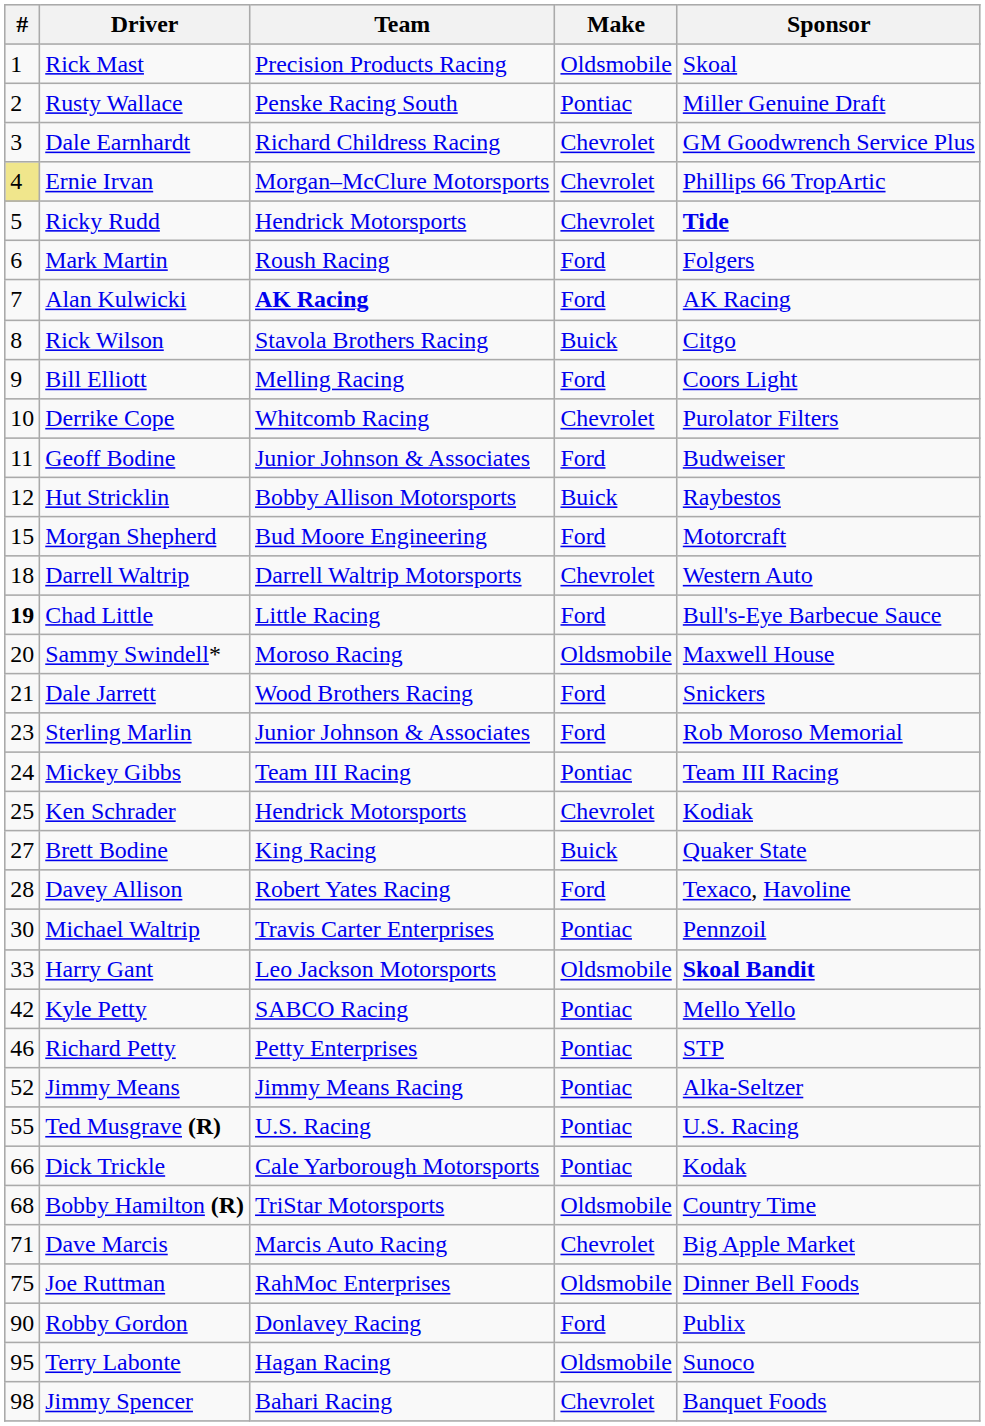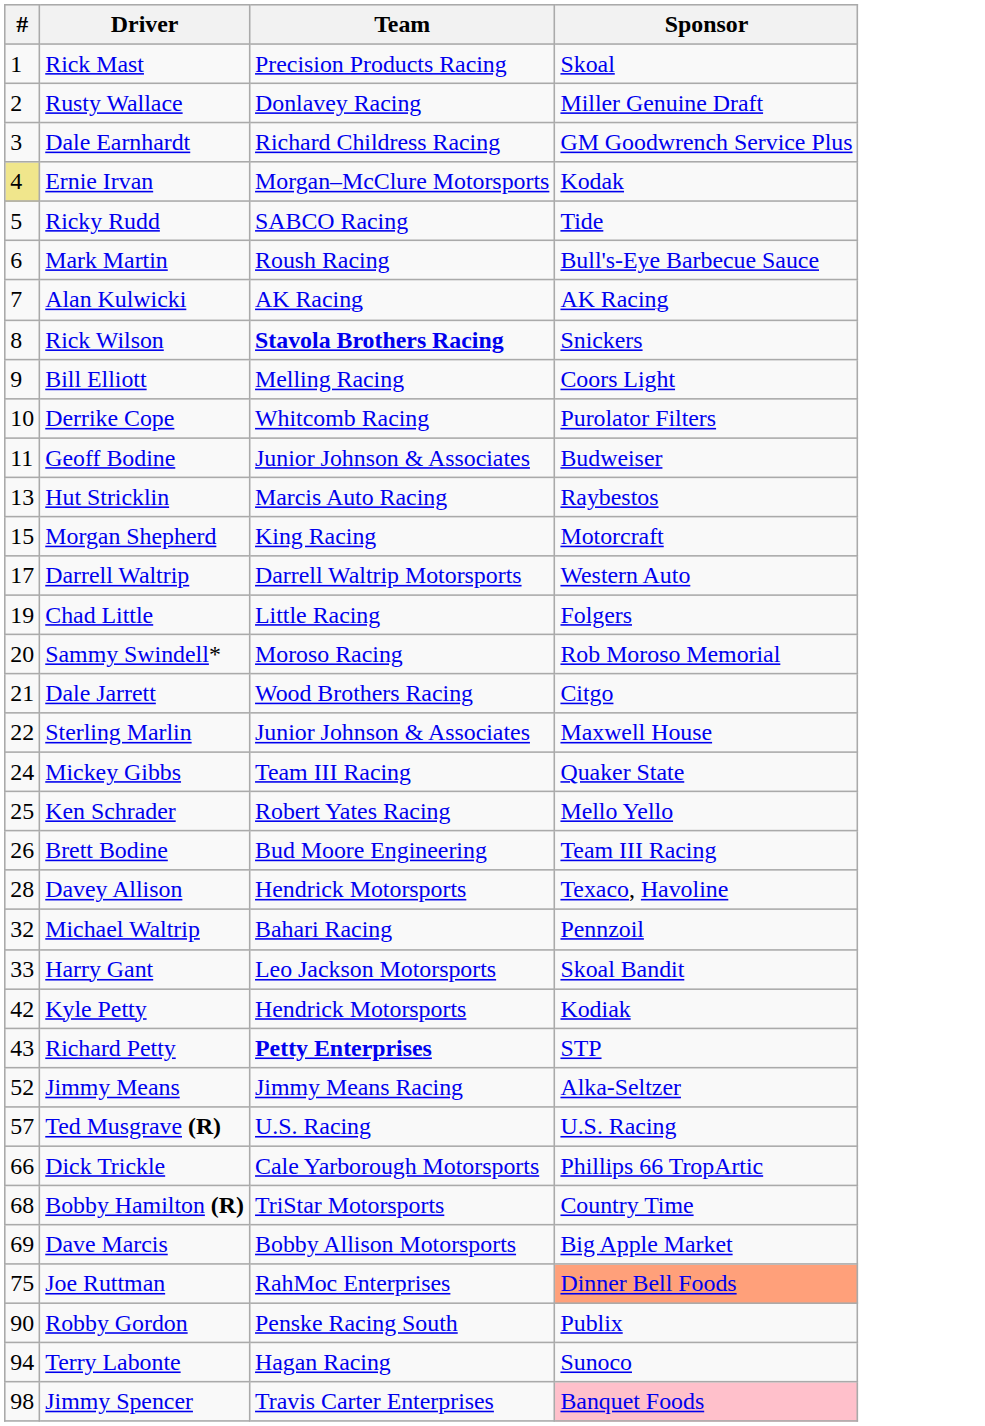- column: (616, 24)
(356, 103) Penske Racing South -> (338, 103) Donlavey Racing
(784, 181) Phillips 66 TropArtic -> (592, 181) Kodak
(361, 221) Hendrick Motorsports -> (332, 221) SABCO Racing
(706, 221) bold -> (582, 221) normal
(719, 260) Folgers -> (690, 260) Bull's-Eye Barbecue Sauce
(312, 299) bold -> (309, 299) normal
(372, 339) normal -> (379, 339) bold
(709, 339) Citgo -> (602, 339) Snickers
(22, 496) 12 -> (22, 496) 13
(386, 496) Bobby Allison Motorsports -> (351, 496) Marcis Auto Racing
(371, 535) Bud Moore Engineering -> (316, 535) King Racing
(22, 575) 18 -> (22, 575) 17
(22, 614) bold -> (22, 614) normal
(812, 614) Bull's-Eye Barbecue Sauce -> (596, 614) Folgers
(759, 653) Maxwell House -> (670, 653) Rob Moroso Memorial
(724, 693) Snickers -> (587, 693) Citgo
(22, 732) 23 -> (22, 732) 22
(793, 732) Rob Moroso Memorial -> (636, 732) Maxwell House
(761, 771) Team III Racing -> (622, 771) Quaker State
(361, 811) Hendrick Motorsports -> (353, 811) Robert Yates Racing
(718, 811) Kodiak -> (617, 811) Mello Yello
(22, 850) 27 -> (22, 850) 26
(316, 850) King Racing -> (371, 850) Bud Moore Engineering
(745, 850) Quaker State -> (638, 850) Team III Racing
(353, 890) Robert Yates Racing -> (361, 890) Hendrick Motorsports
(22, 929) 30 -> (22, 929) 32
(374, 929) Travis Carter Enterprises -> (324, 929) Bahari Racing
(749, 968) bold -> (622, 968) normal
(332, 1008) SABCO Racing -> (361, 1008) Hendrick Motorsports
(739, 1008) Mello Yello -> (596, 1008) Kodiak
(22, 1047) 46 -> (22, 1047) 43
(336, 1047) normal -> (343, 1047) bold
(22, 1126) 55 -> (22, 1126) 57
(715, 1165) Kodak -> (662, 1165) Phillips 66 TropArtic
(22, 1244) 71 -> (22, 1244) 69
(351, 1244) Marcis Auto Racing -> (386, 1244) Bobby Allison Motorsports
(771, 1283) no background -> (649, 1283) lightsalmon background
(338, 1322) Donlavey Racing -> (356, 1322) Penske Racing South
(22, 1362) 95 -> (22, 1362) 94
(324, 1401) Bahari Racing -> (374, 1401) Travis Carter Enterprises
(755, 1401) no background -> (632, 1401) pink background
